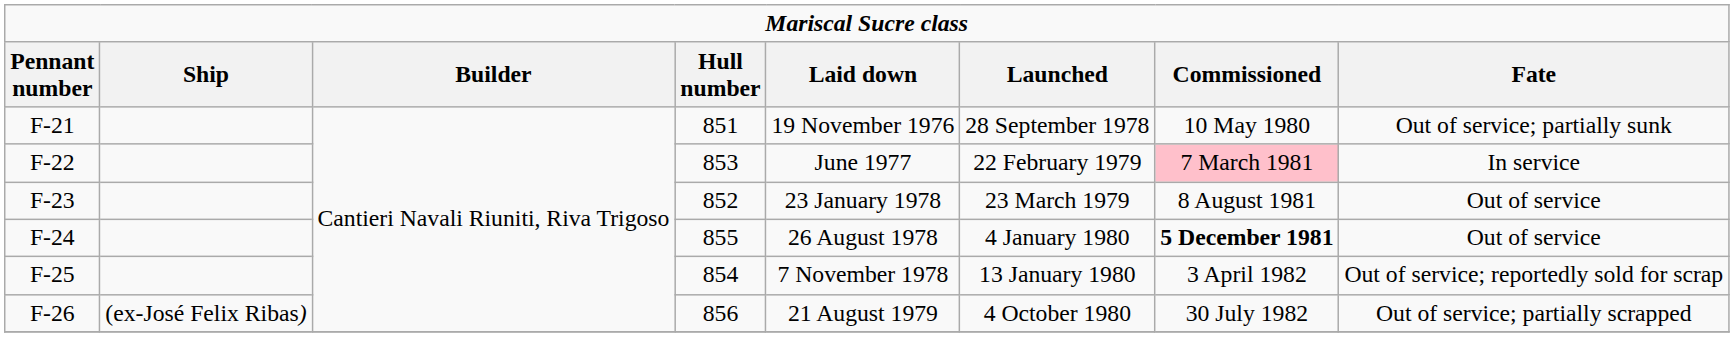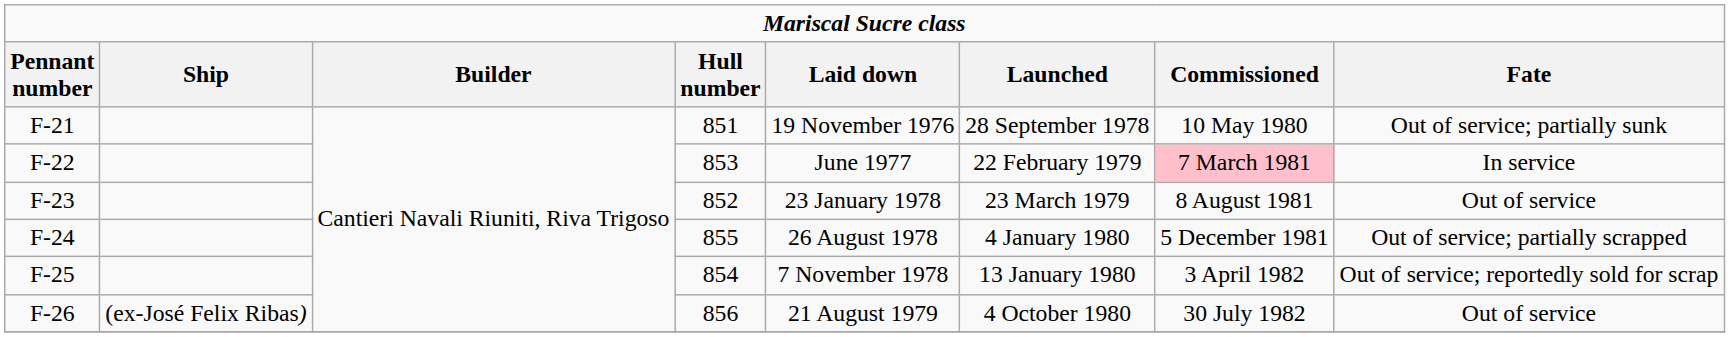(1247, 237) bold -> (1244, 237) normal
(1534, 237) Out of service -> (1529, 237) Out of service; partially scrapped
(1534, 312) Out of service; partially scrapped -> (1529, 312) Out of service
